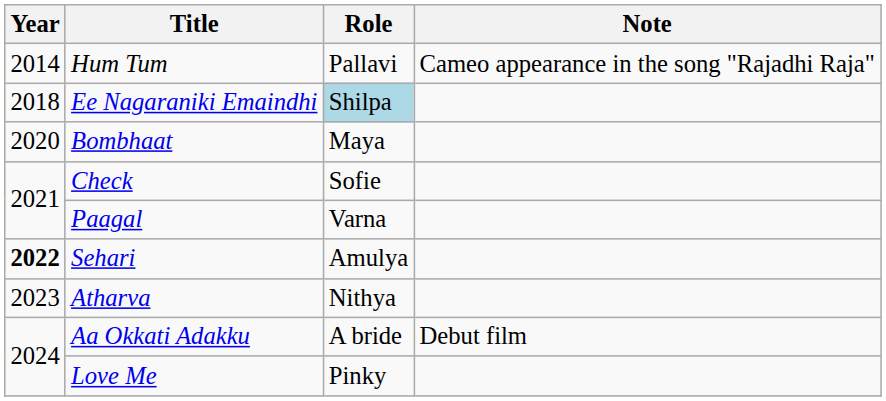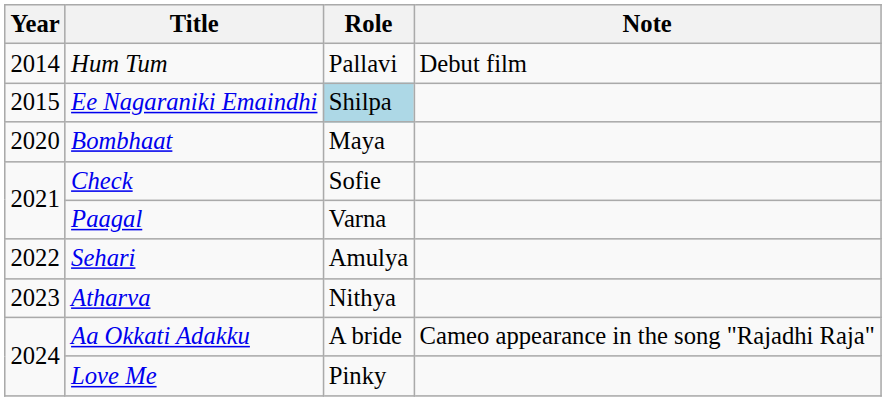(647, 63) Cameo appearance in the song "Rajadhi Raja" -> (473, 63) Debut film
(35, 102) 2018 -> (35, 102) 2015
(35, 258) bold -> (35, 258) normal
(473, 336) Debut film -> (647, 336) Cameo appearance in the song "Rajadhi Raja"
